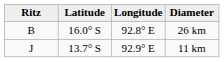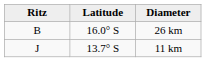- column: (138, 13)
